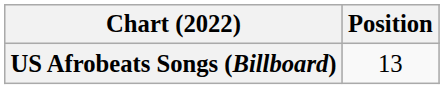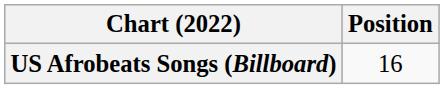(390, 63) 13 -> (390, 63) 16
